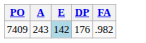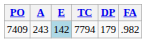+ column: (85, 12)
(82, 29) 176 -> (108, 29) 179
